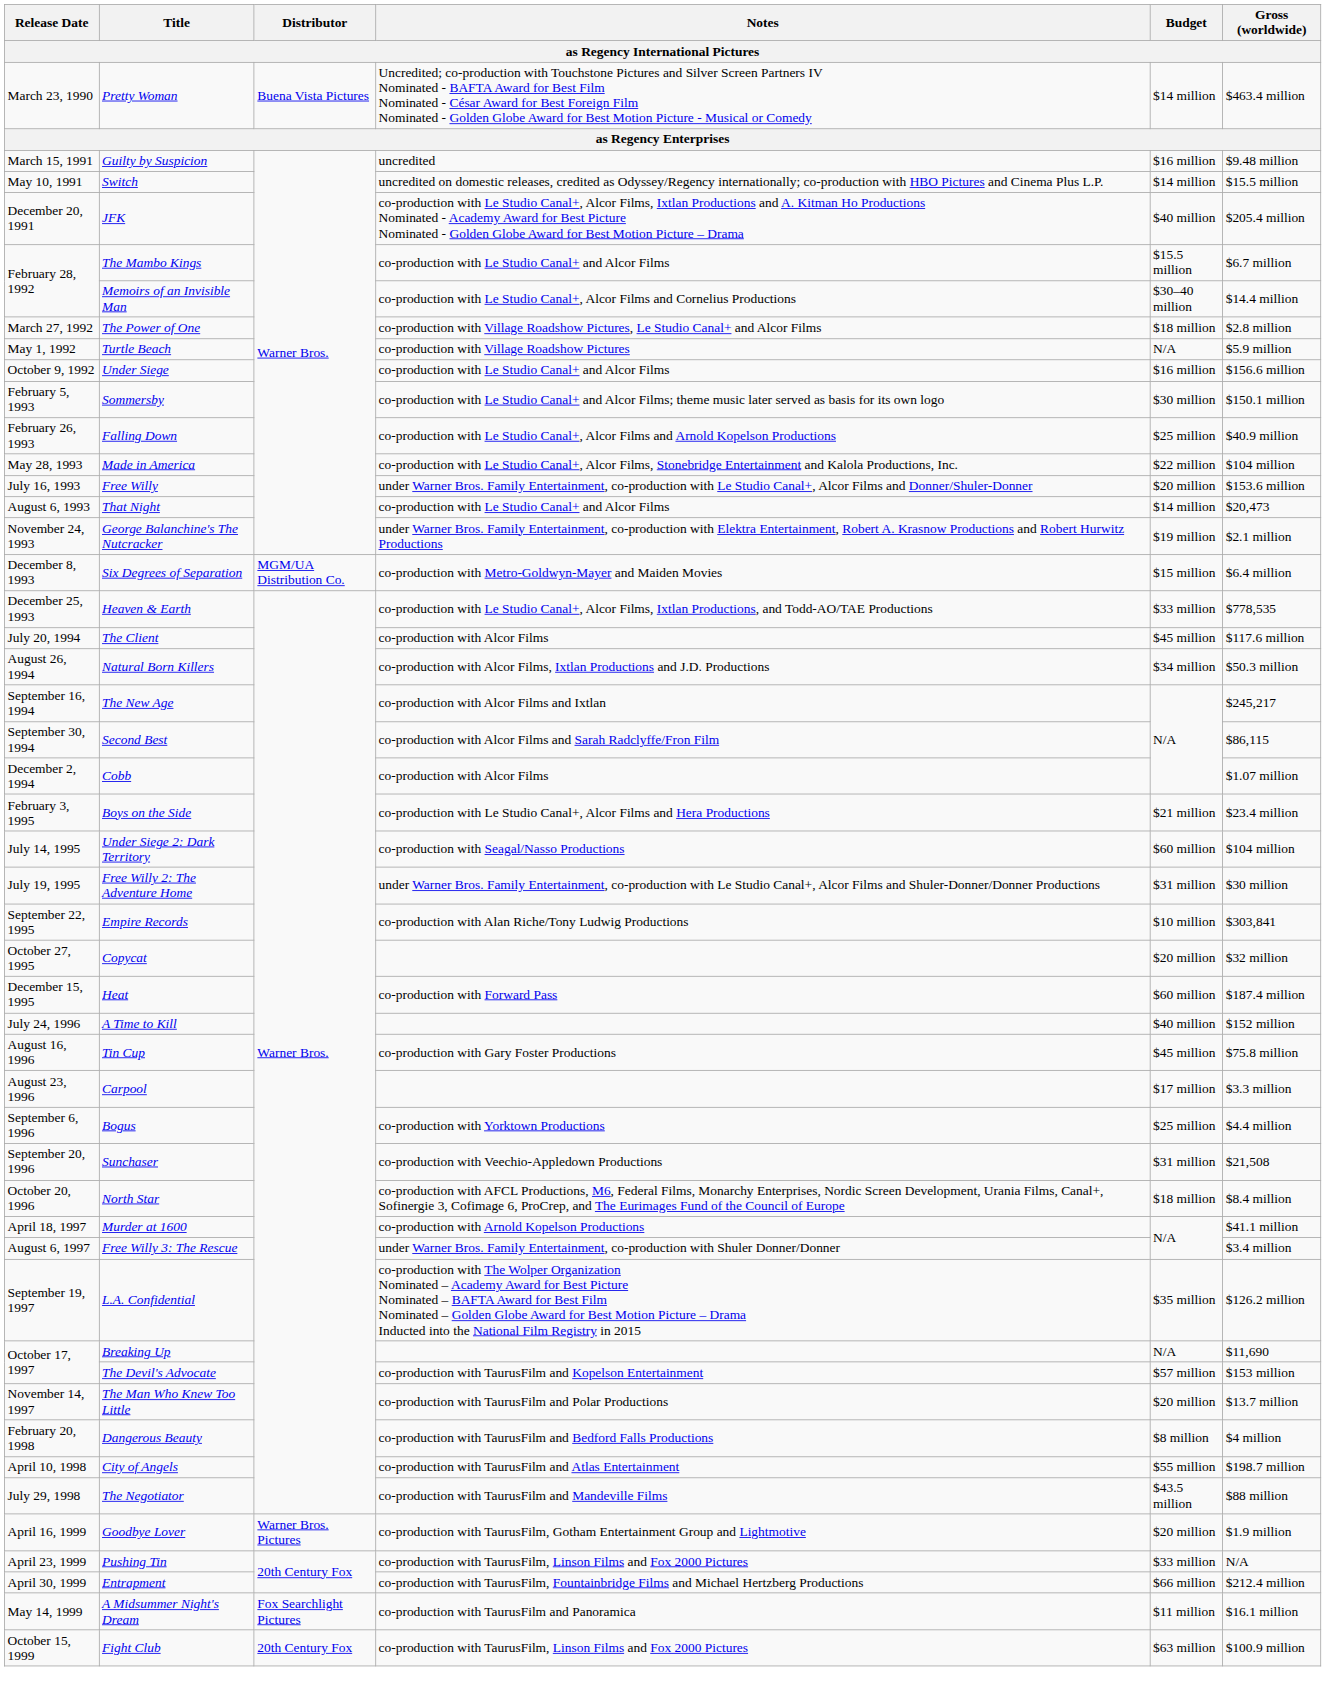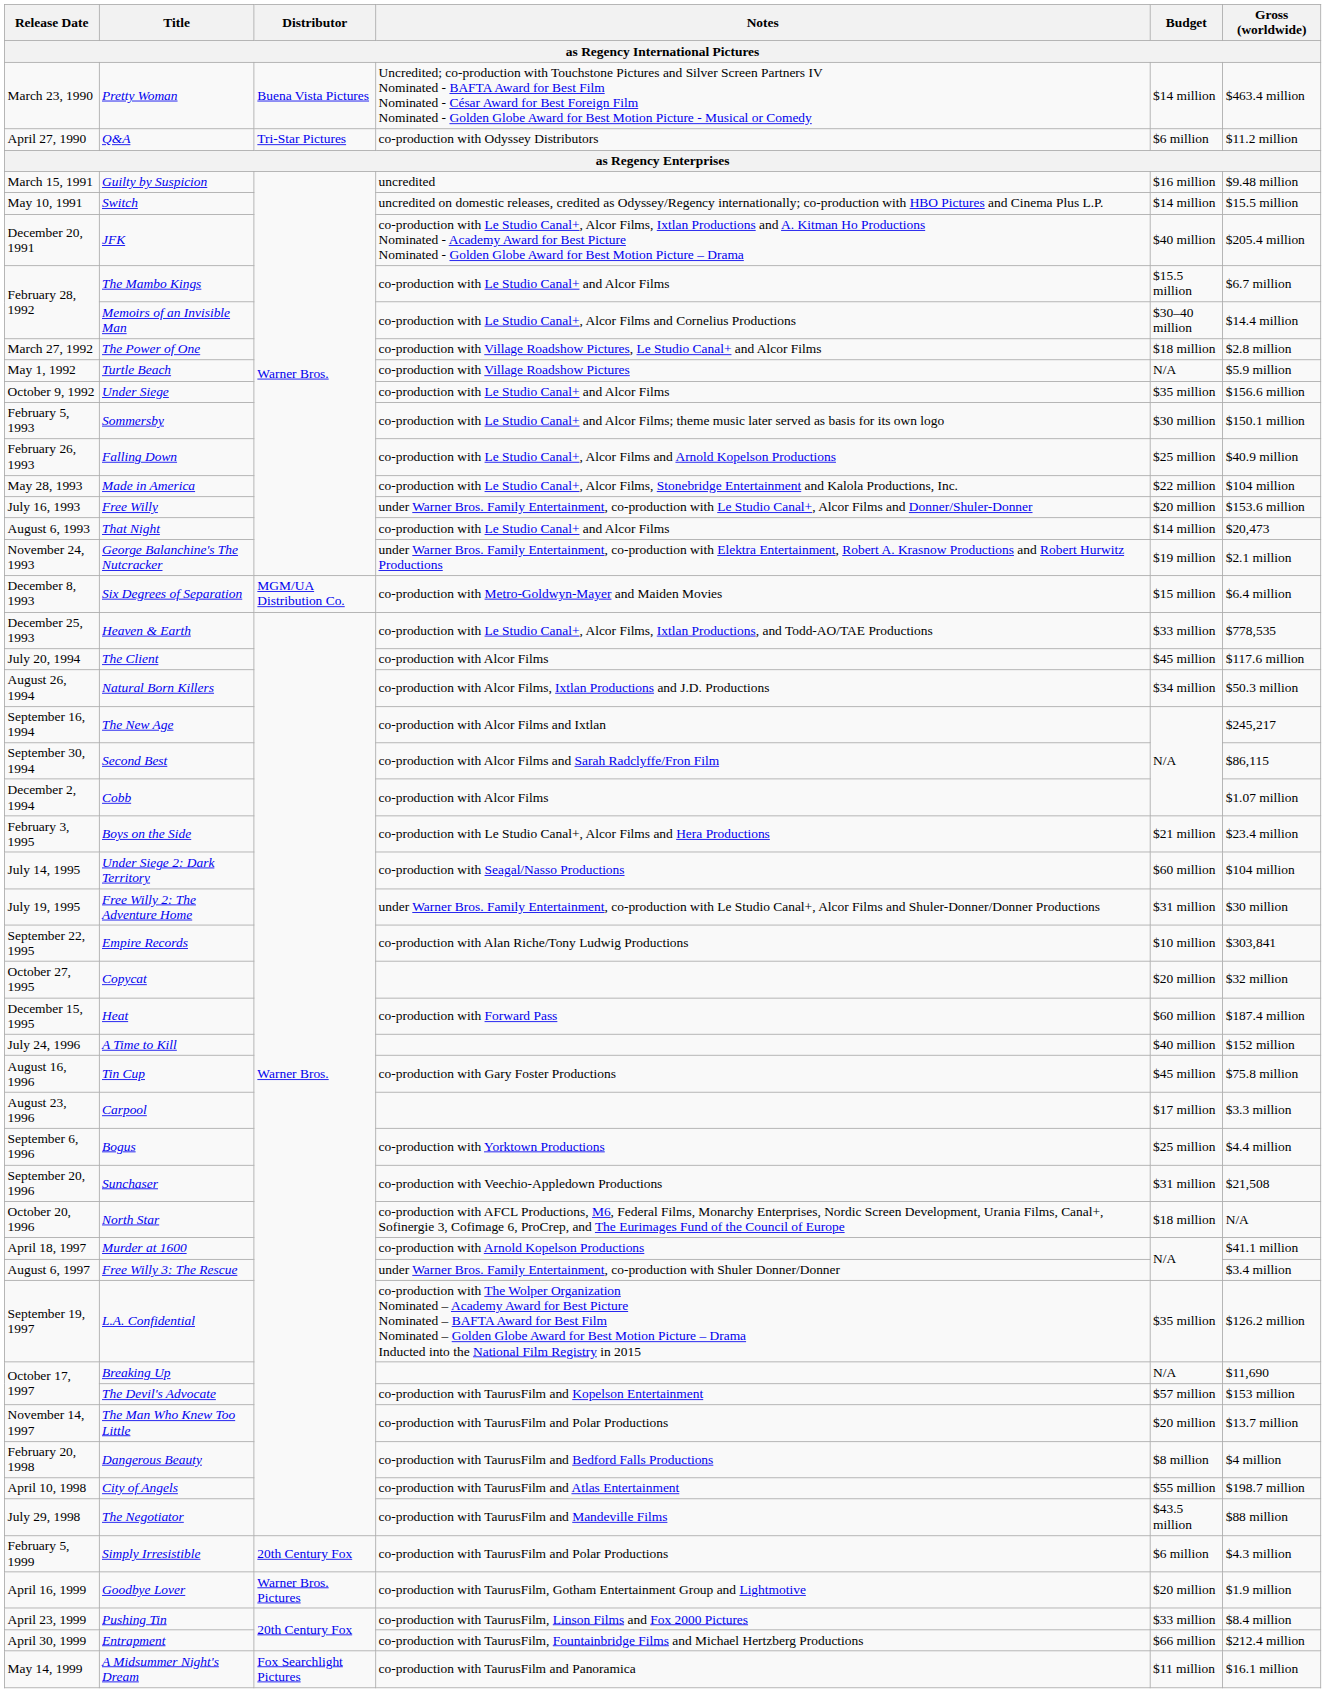+ row: (116, 139)
(1184, 370) $16 million -> (1184, 391) $35 million
(1259, 1198) $8.4 million -> (1237, 1219) N/A
+ row: (151, 1553)
(1237, 1561) N/A -> (1259, 1619) $8.4 million
- row: (131, 1647)
